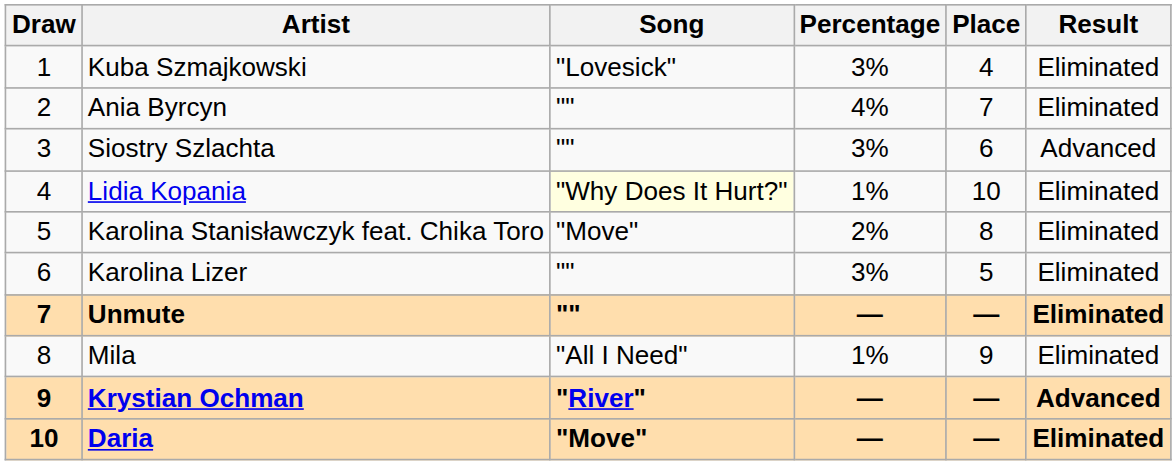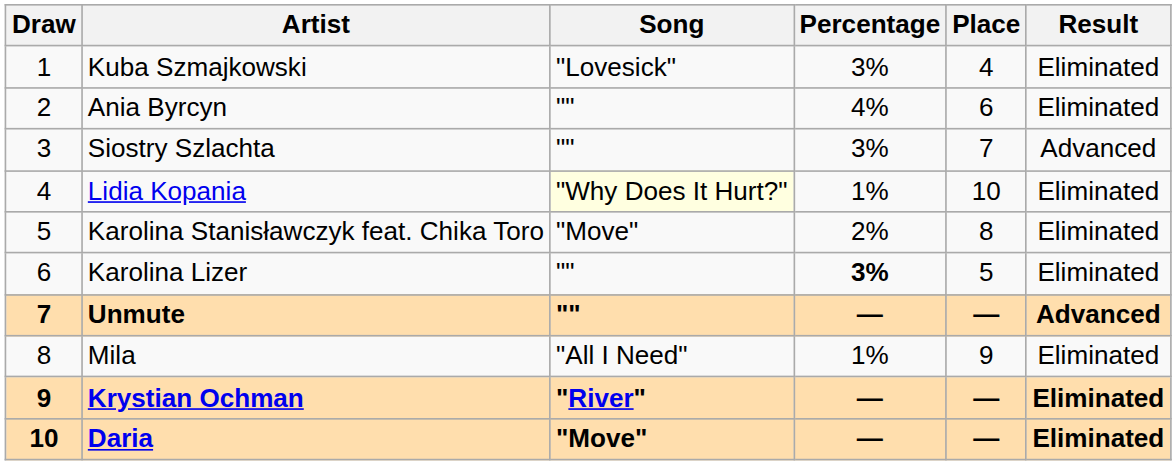(986, 107) 7 -> (986, 107) 6
(986, 149) 6 -> (986, 149) 7
(870, 273) normal -> (870, 273) bold
(1098, 314) Eliminated -> (1098, 314) Advanced
(1098, 397) Advanced -> (1098, 397) Eliminated
